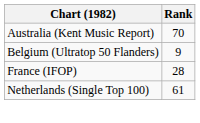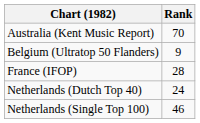+ row: (74, 90)
(178, 90) 61 -> (178, 109) 46
